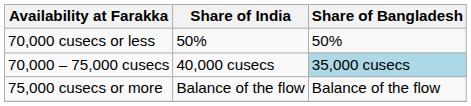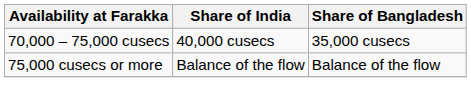- row: (81, 40)
(361, 64) lightblue background -> (361, 40) no background
